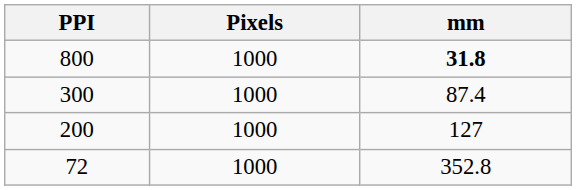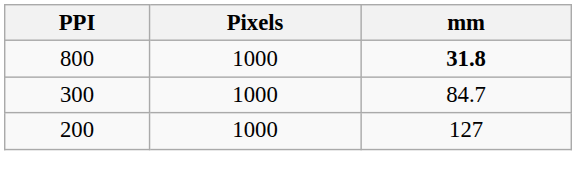(466, 94) 87.4 -> (466, 94) 84.7
- row: (77, 166)
